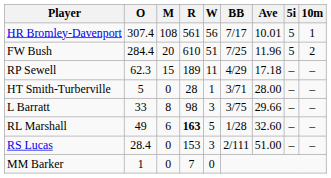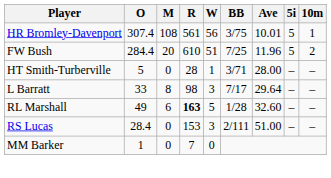(236, 32) 7/17 -> (236, 32) 3/75
- row: (32, 70)
(236, 107) 3/75 -> (236, 88) 7/17
(268, 107) 29.66 -> (268, 88) 29.64
